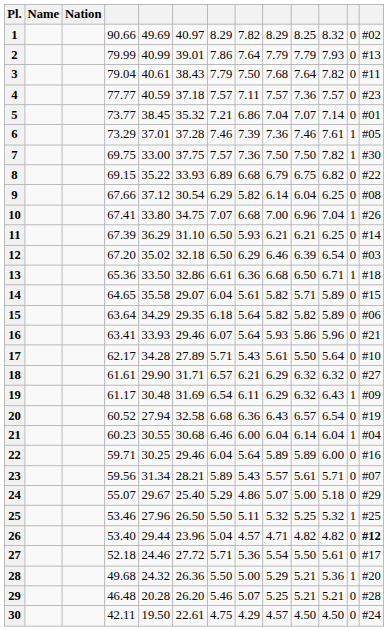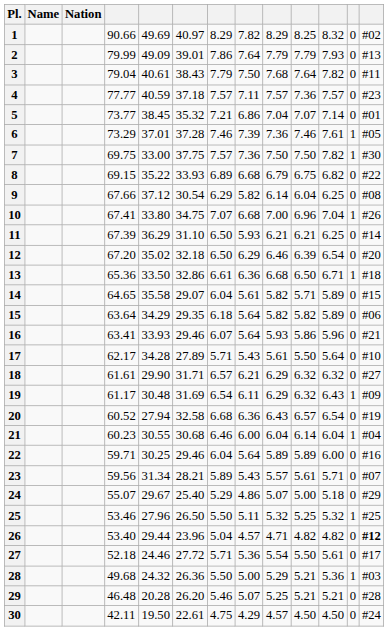(156, 54) 40.99 -> (156, 54) 49.09
(371, 255) #03 -> (371, 255) #20
(371, 575) #20 -> (371, 575) #03
